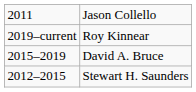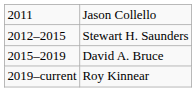rows swapped: (136, 76) <-> (116, 35)
